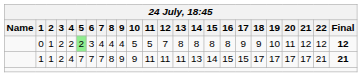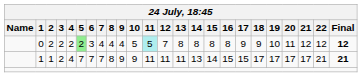(51, 43) 1 -> (51, 43) 2
(150, 43) no background -> (150, 43) paleturquoise background
